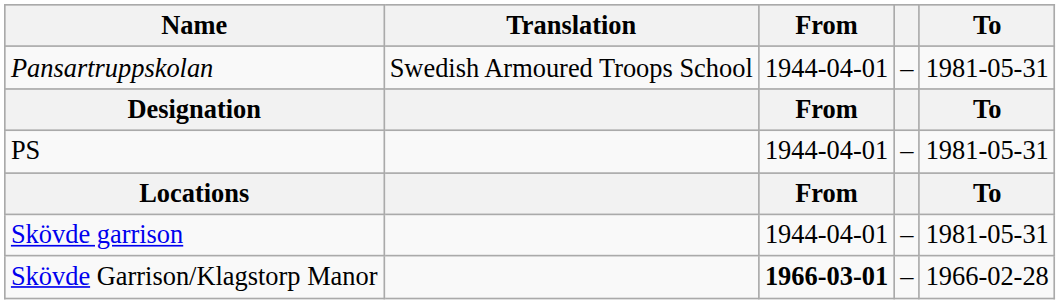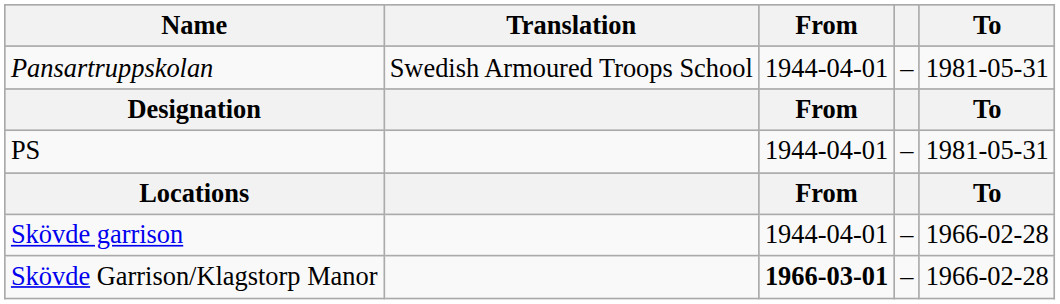(987, 234) 1981-05-31 -> (987, 234) 1966-02-28
